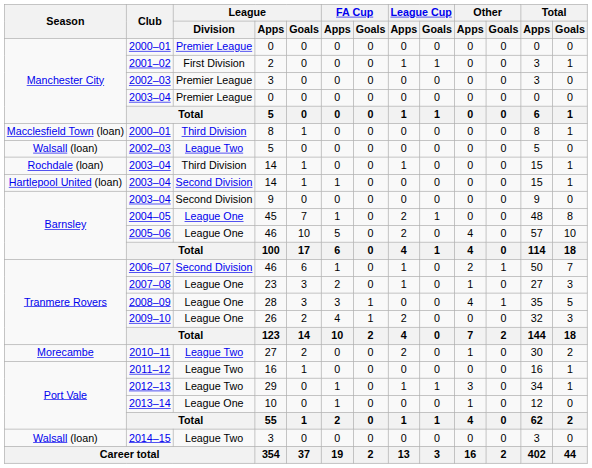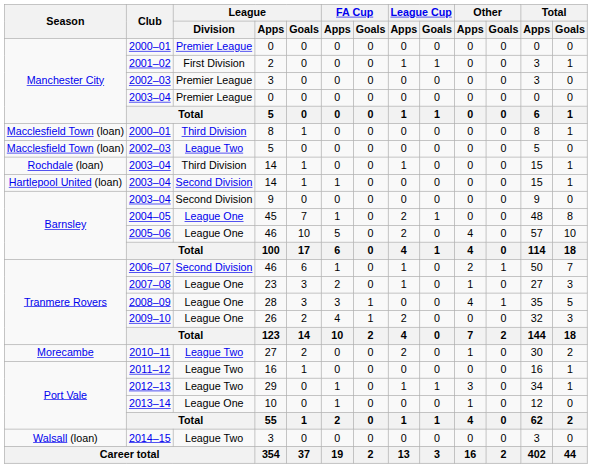(65, 149) Walsall (loan) -> (65, 149) Macclesfield Town (loan)
